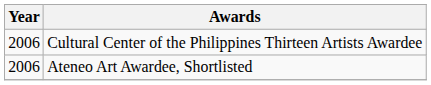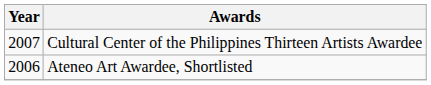(24, 42) 2006 -> (24, 42) 2007
